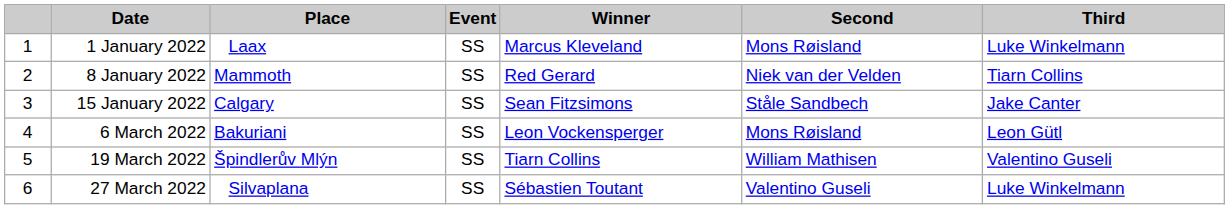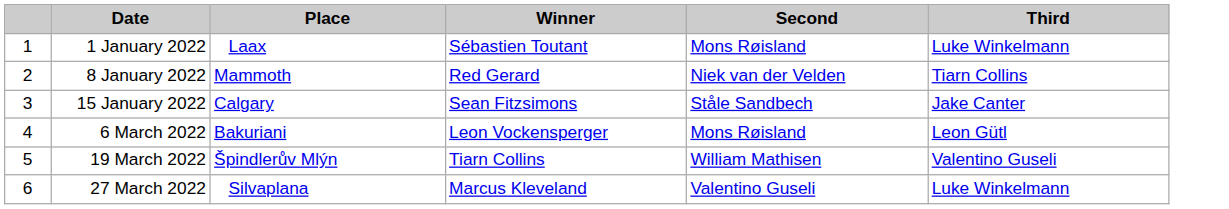- column: (473, 18)
(573, 46) Marcus Kleveland -> (518, 46) Sébastien Toutant
(574, 188) Sébastien Toutant -> (518, 188) Marcus Kleveland
